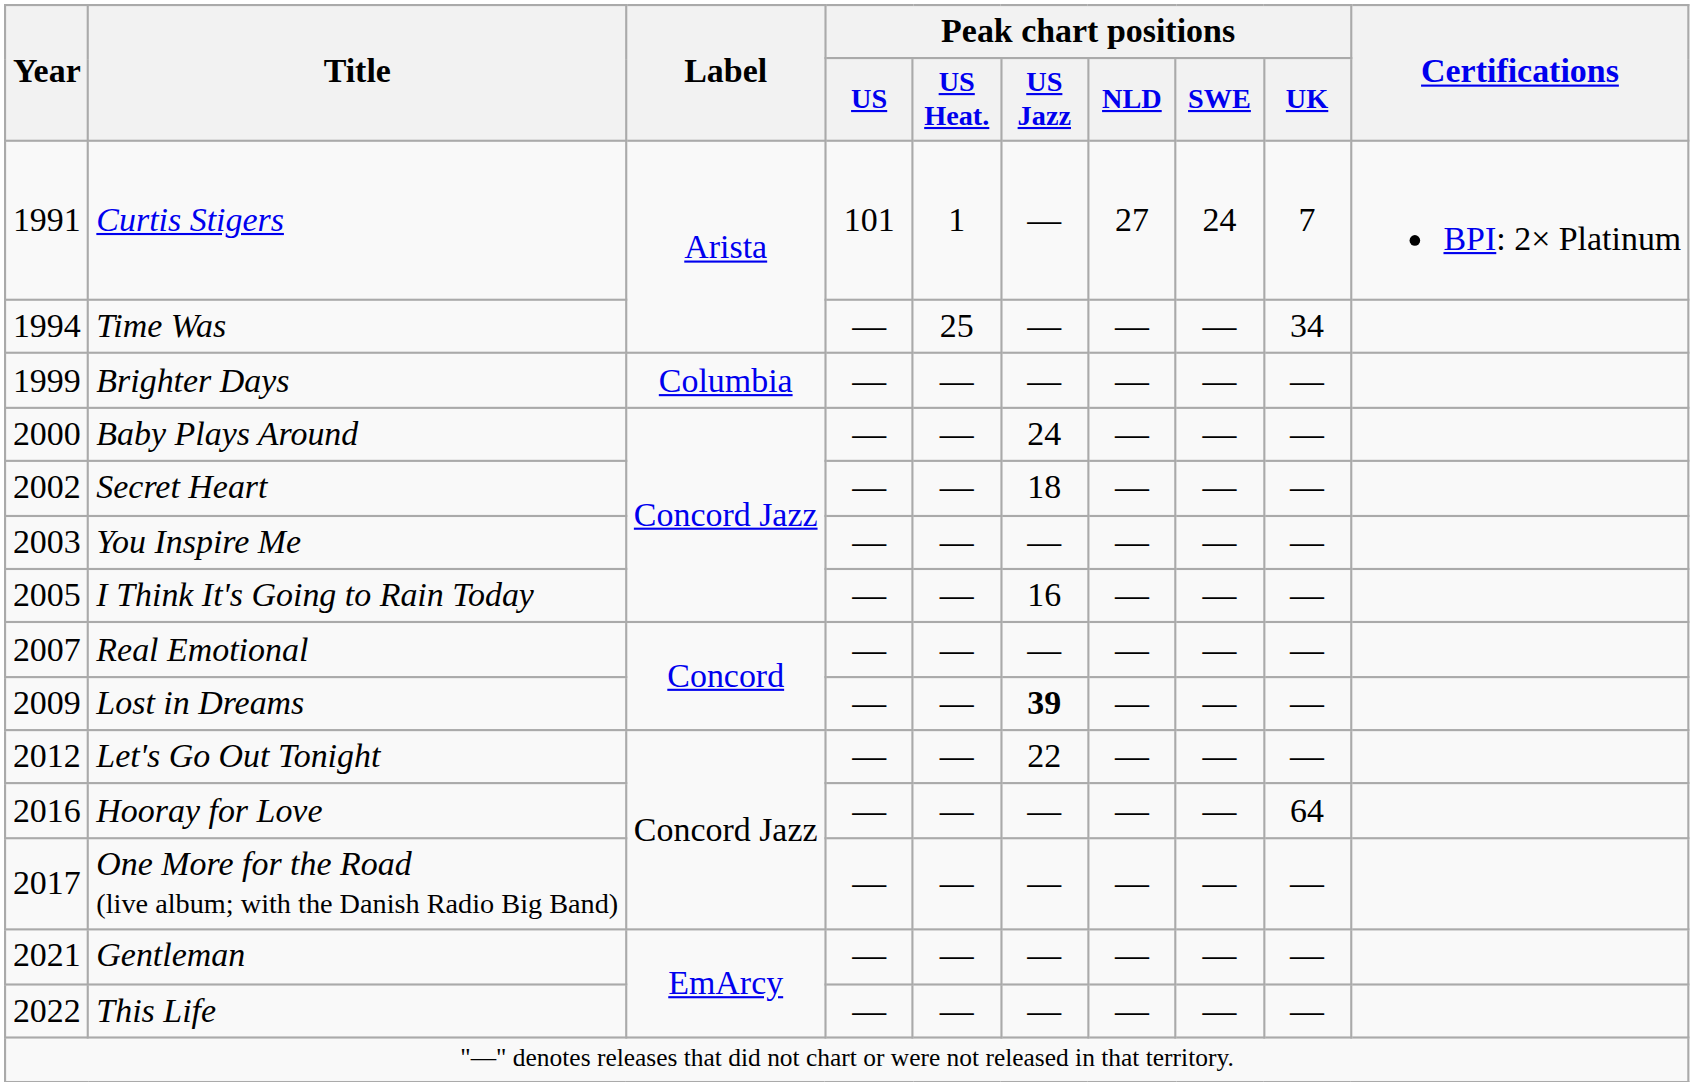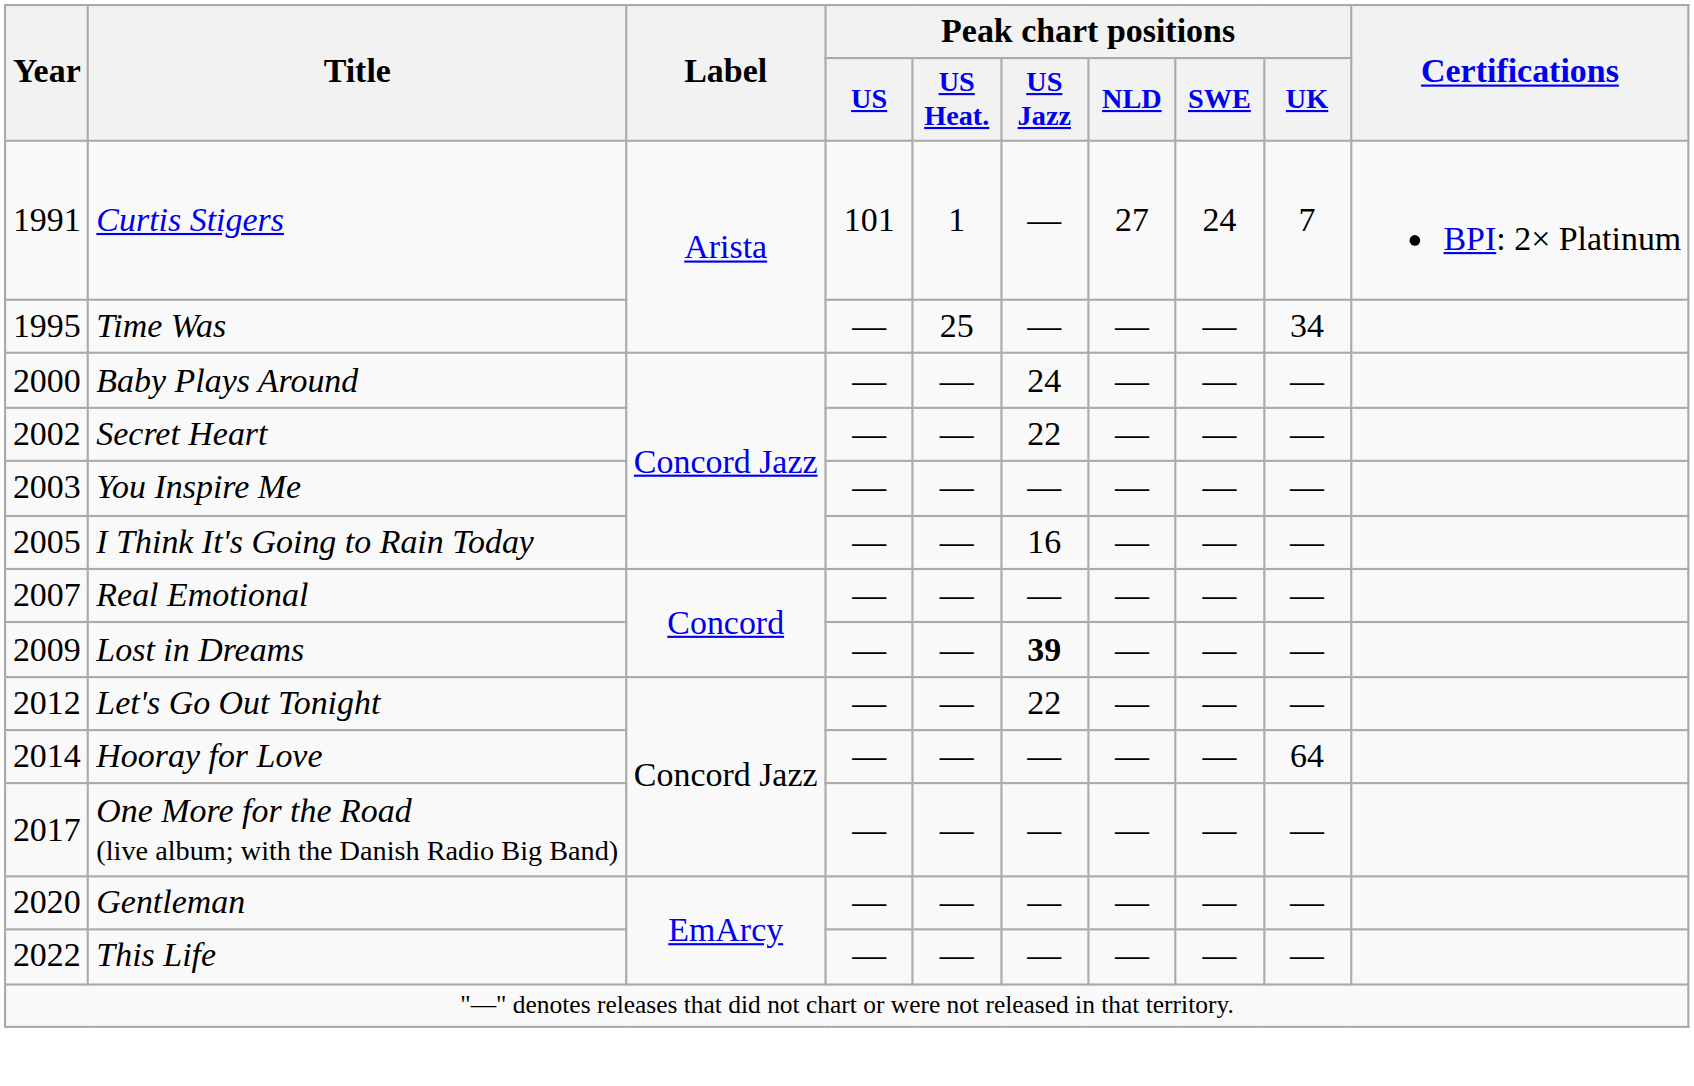(47, 326) 1994 -> (47, 326) 1995
- row: (193, 380)
(1044, 487) 18 -> (1044, 433) 22
(47, 810) 2016 -> (47, 756) 2014
(47, 956) 2021 -> (47, 902) 2020
